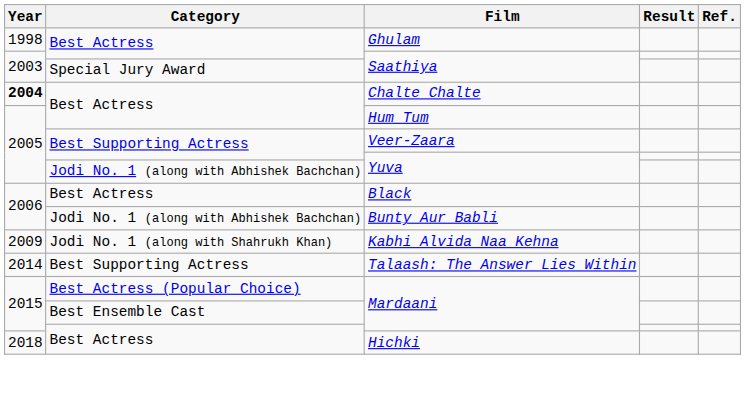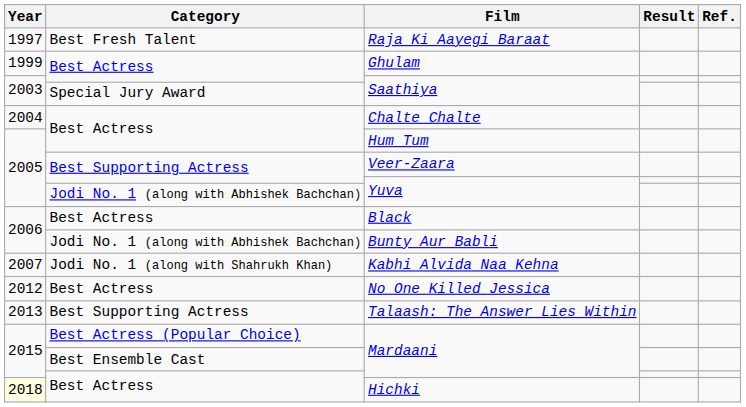+ row: (123, 40)
(25, 40) 1998 -> (25, 63) 1999
(25, 94) bold -> (25, 117) normal
(25, 242) 2009 -> (25, 265) 2007
+ row: (101, 289)
(25, 265) 2014 -> (25, 312) 2013
(25, 343) no background -> (25, 390) lightyellow background
